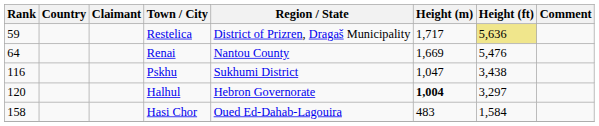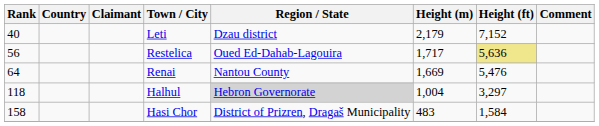+ row: (157, 33)
(13, 33) 59 -> (13, 53) 56
(312, 33) District of Prizren, Dragaš Municipality -> (278, 53) Oued Ed-Dahab-Lagouira
- row: (162, 72)
(16, 92) 120 -> (16, 92) 118
(264, 92) no background -> (264, 92) lightgrey background
(430, 92) bold -> (430, 92) normal
(278, 111) Oued Ed-Dahab-Lagouira -> (312, 111) District of Prizren, Dragaš Municipality
